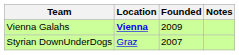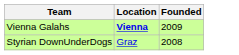- column: (219, 12)
(172, 42) 2007 -> (172, 42) 2008
